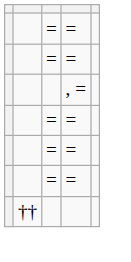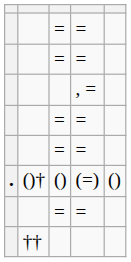+ row: (34, 180)
